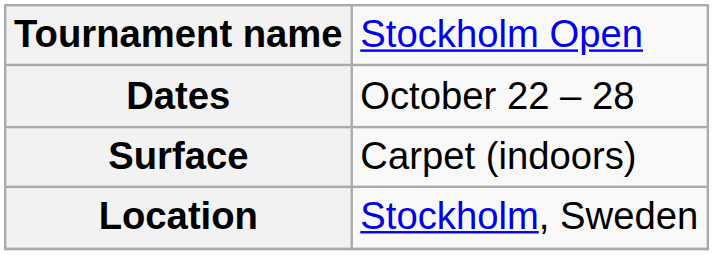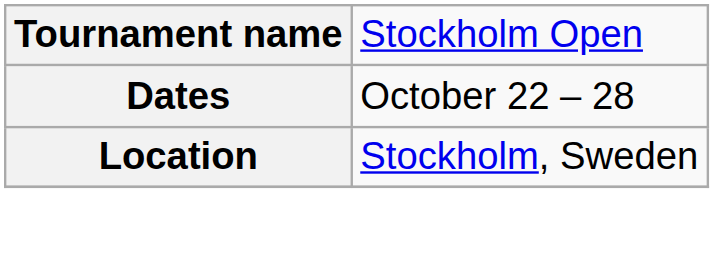- row: (178, 156)
